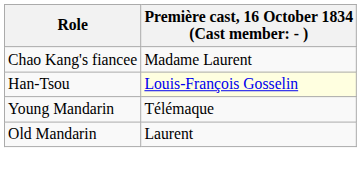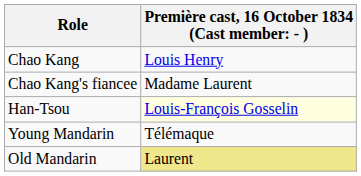+ row: (44, 59)
(169, 134) no background -> (169, 158) khaki background
